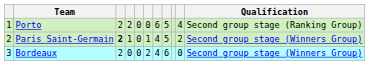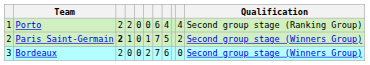(167, 25) 5 -> (167, 25) 4
(157, 39) 4 -> (157, 39) 7
(157, 53) 4 -> (157, 53) 7
